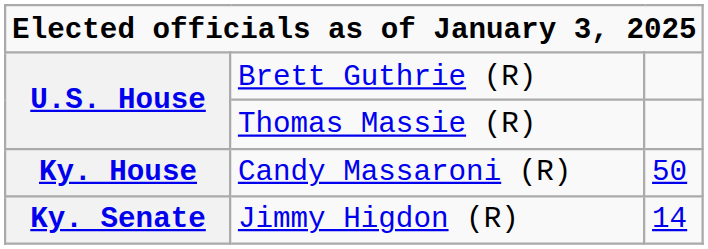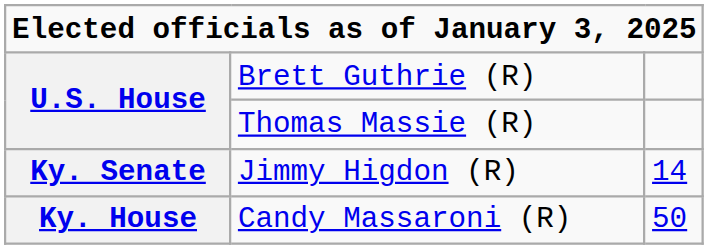rows swapped: (378, 220) <-> (405, 172)
